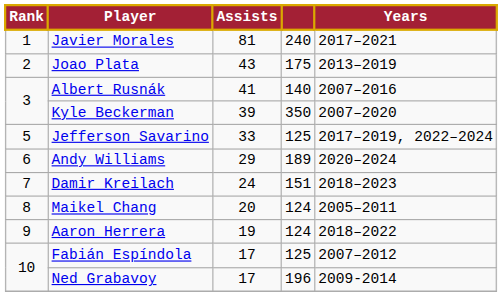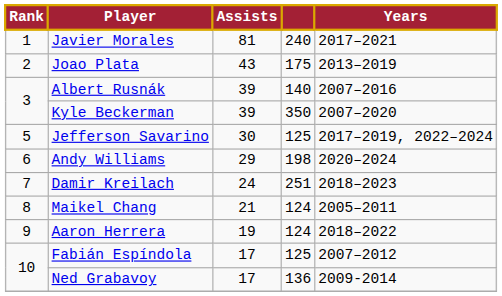(247, 89) 41 -> (247, 89) 39
(247, 137) 33 -> (247, 137) 30
(298, 160) 189 -> (298, 160) 198
(298, 184) 151 -> (298, 184) 251
(247, 208) 20 -> (247, 208) 21
(298, 279) 196 -> (298, 279) 136
